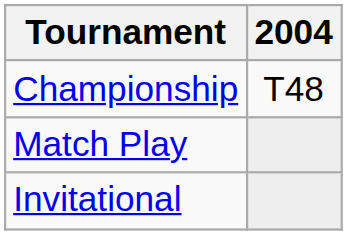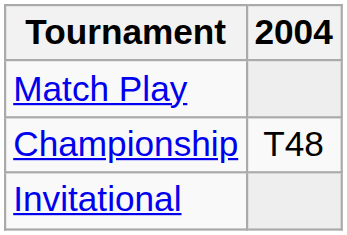rows swapped: (100, 144) <-> (126, 88)
